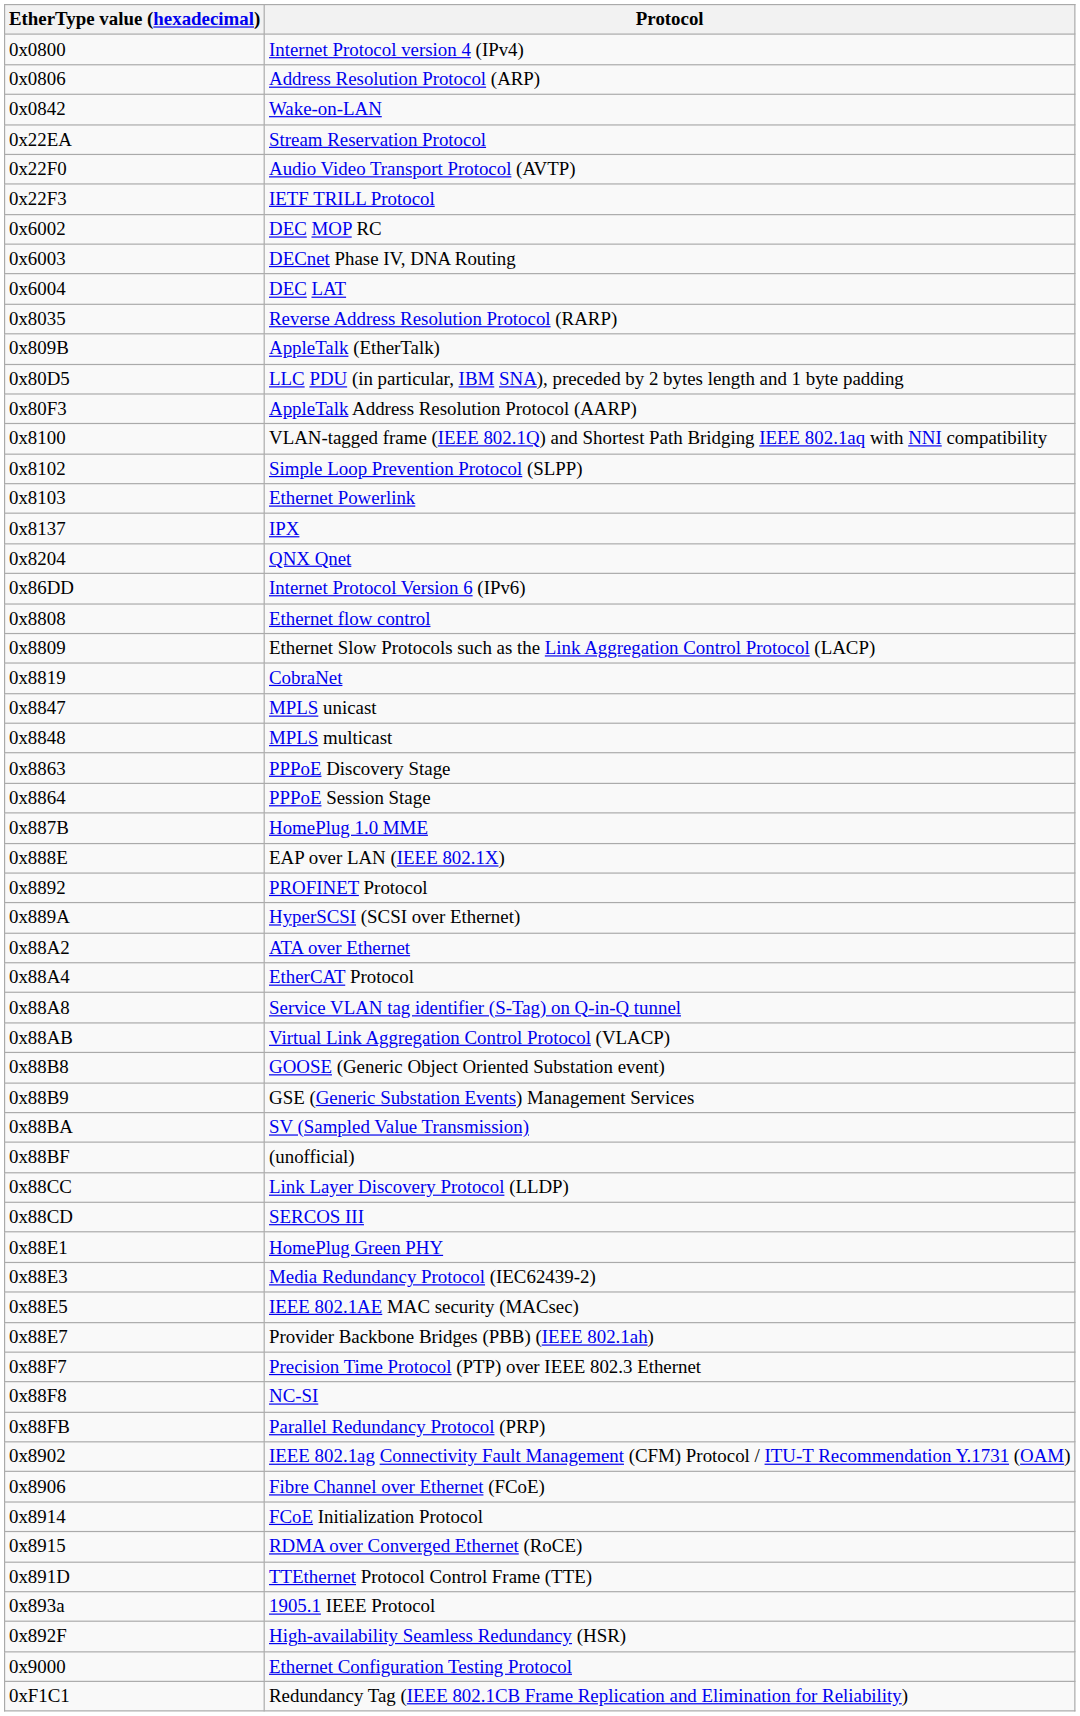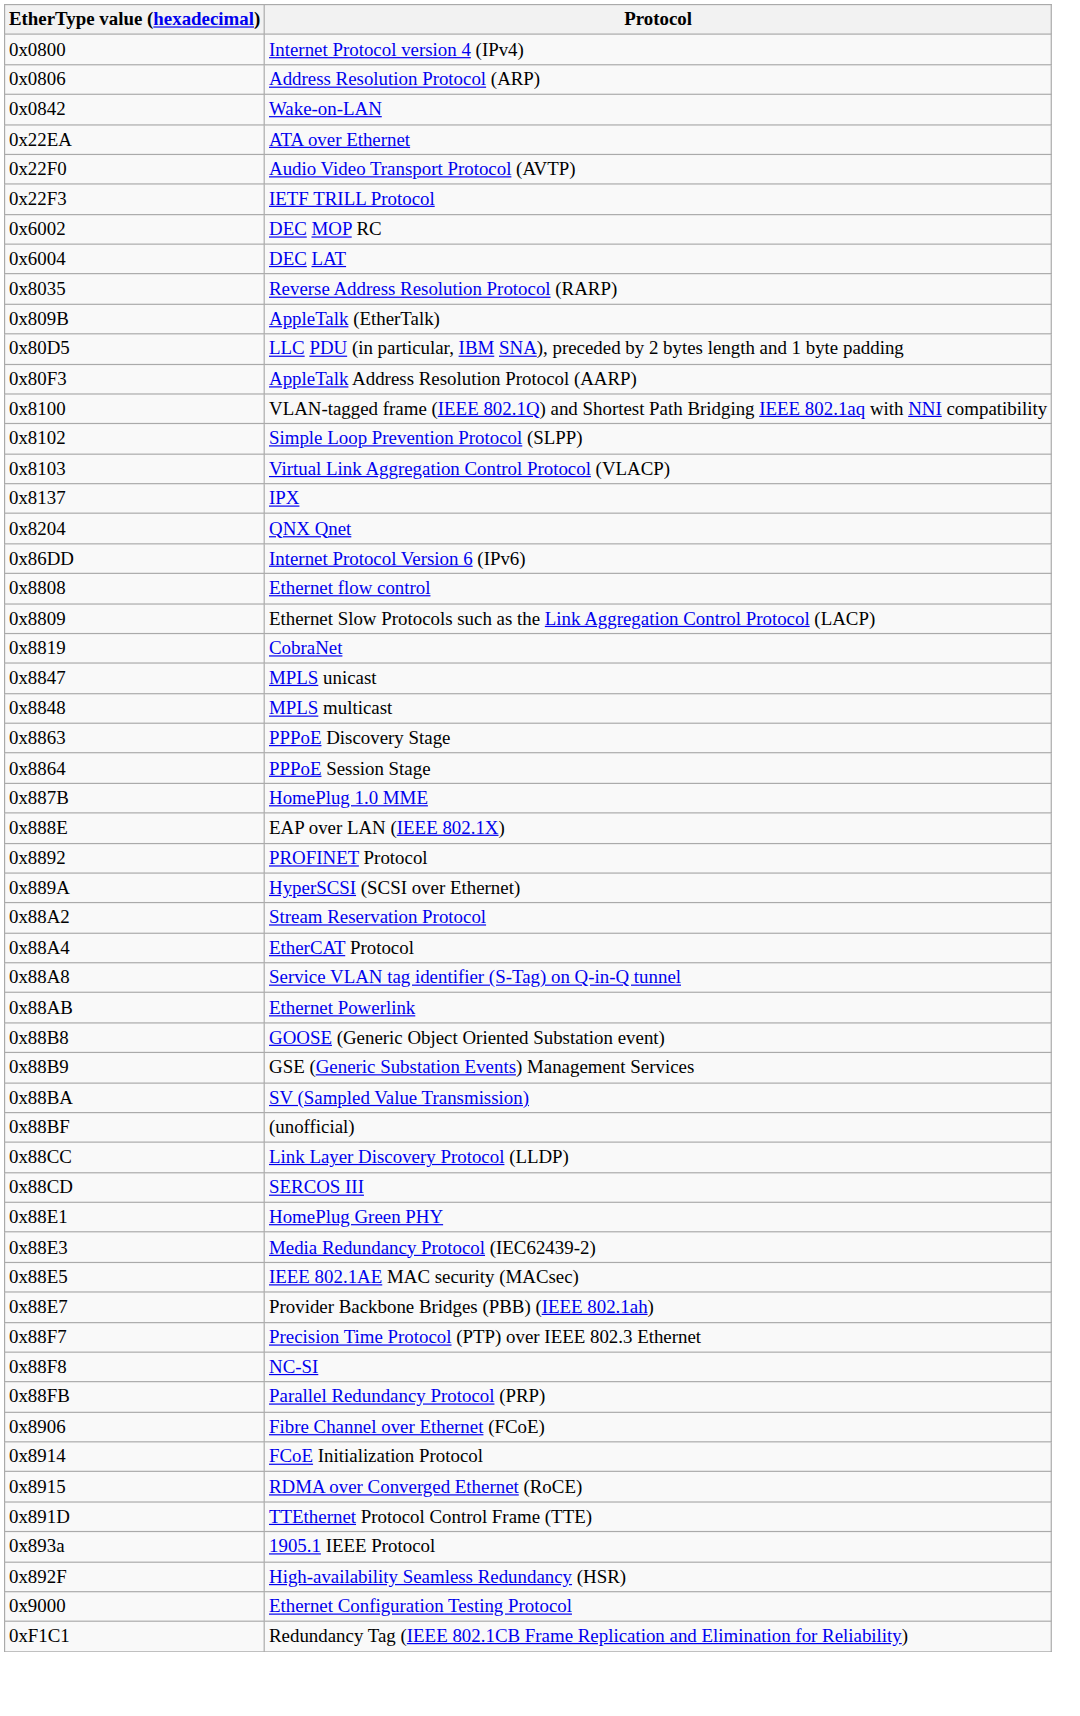(378, 139) Stream Reservation Protocol -> (340, 139) ATA over Ethernet
- row: (37, 259)
(342, 498) Ethernet Powerlink -> (470, 468) Virtual Link Aggregation Control Protocol (VLACP)
(340, 947) ATA over Ethernet -> (378, 917) Stream Reservation Protocol
(470, 1037) Virtual Link Aggregation Control Protocol (VLACP) -> (342, 1007) Ethernet Powerlink
- row: (37, 1456)
